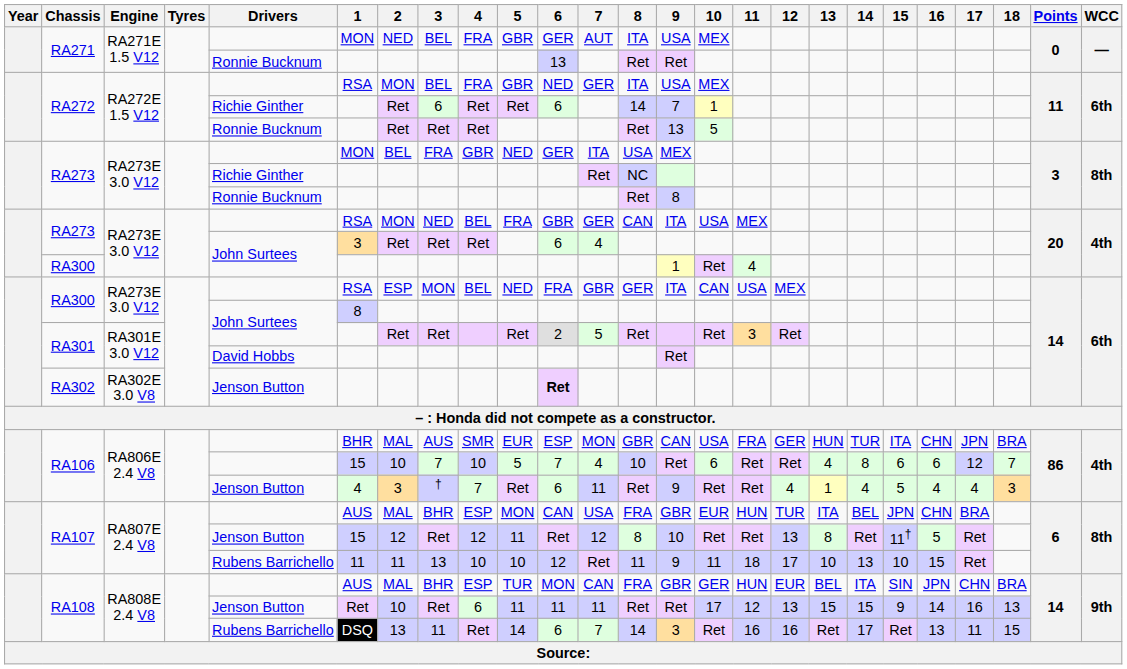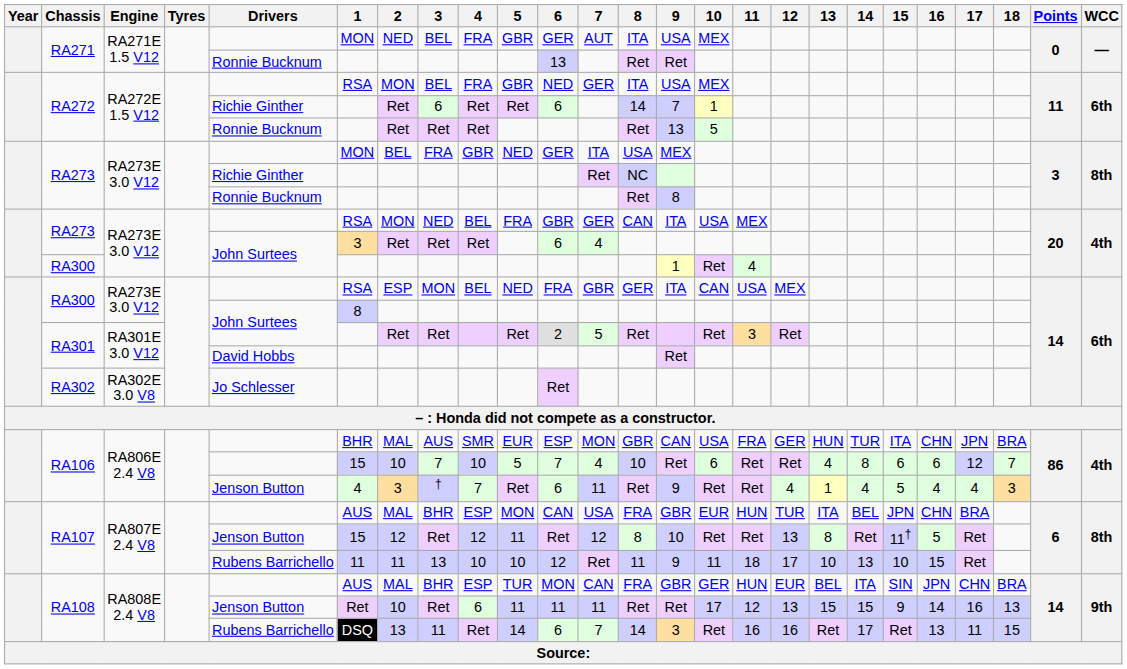(258, 387) Jenson Button -> (253, 387) Jo Schlesser
(558, 387) bold -> (558, 387) normal
